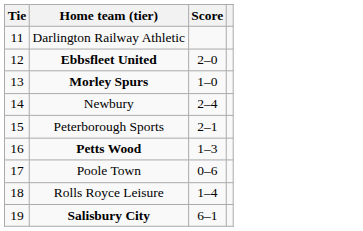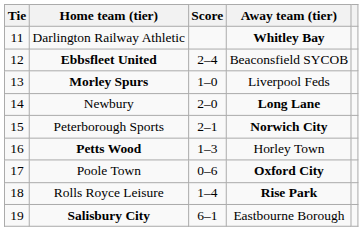+ column: (289, 15)
(207, 59) 2–0 -> (207, 59) 2–4
(207, 104) 2–4 -> (207, 104) 2–0
